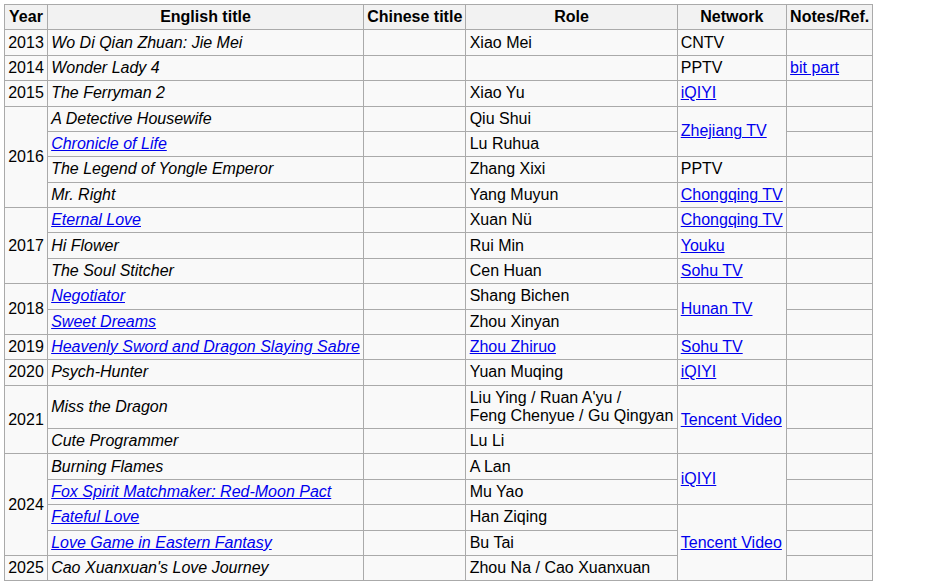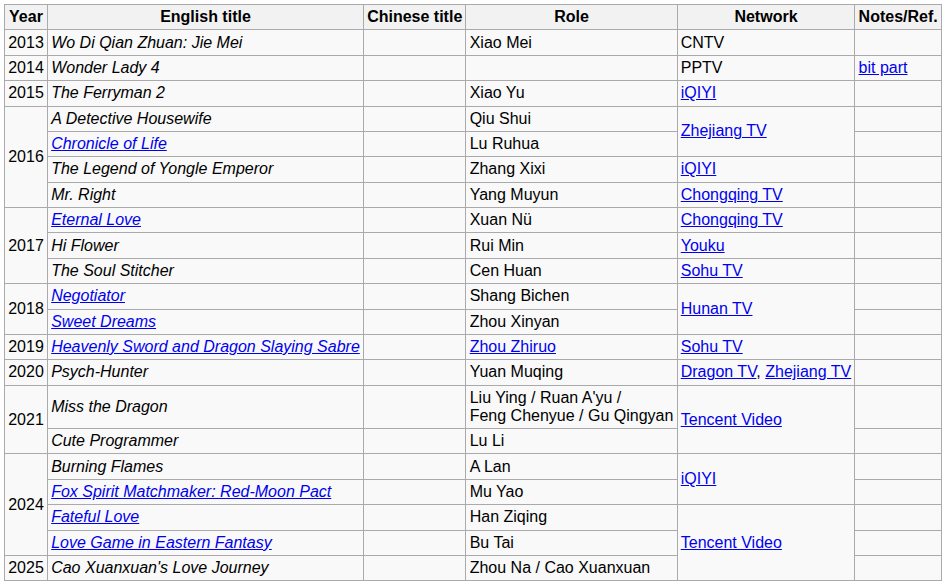(702, 169) PPTV -> (699, 169) iQIYI
(699, 372) iQIYI -> (766, 372) Dragon TV, Zhejiang TV
